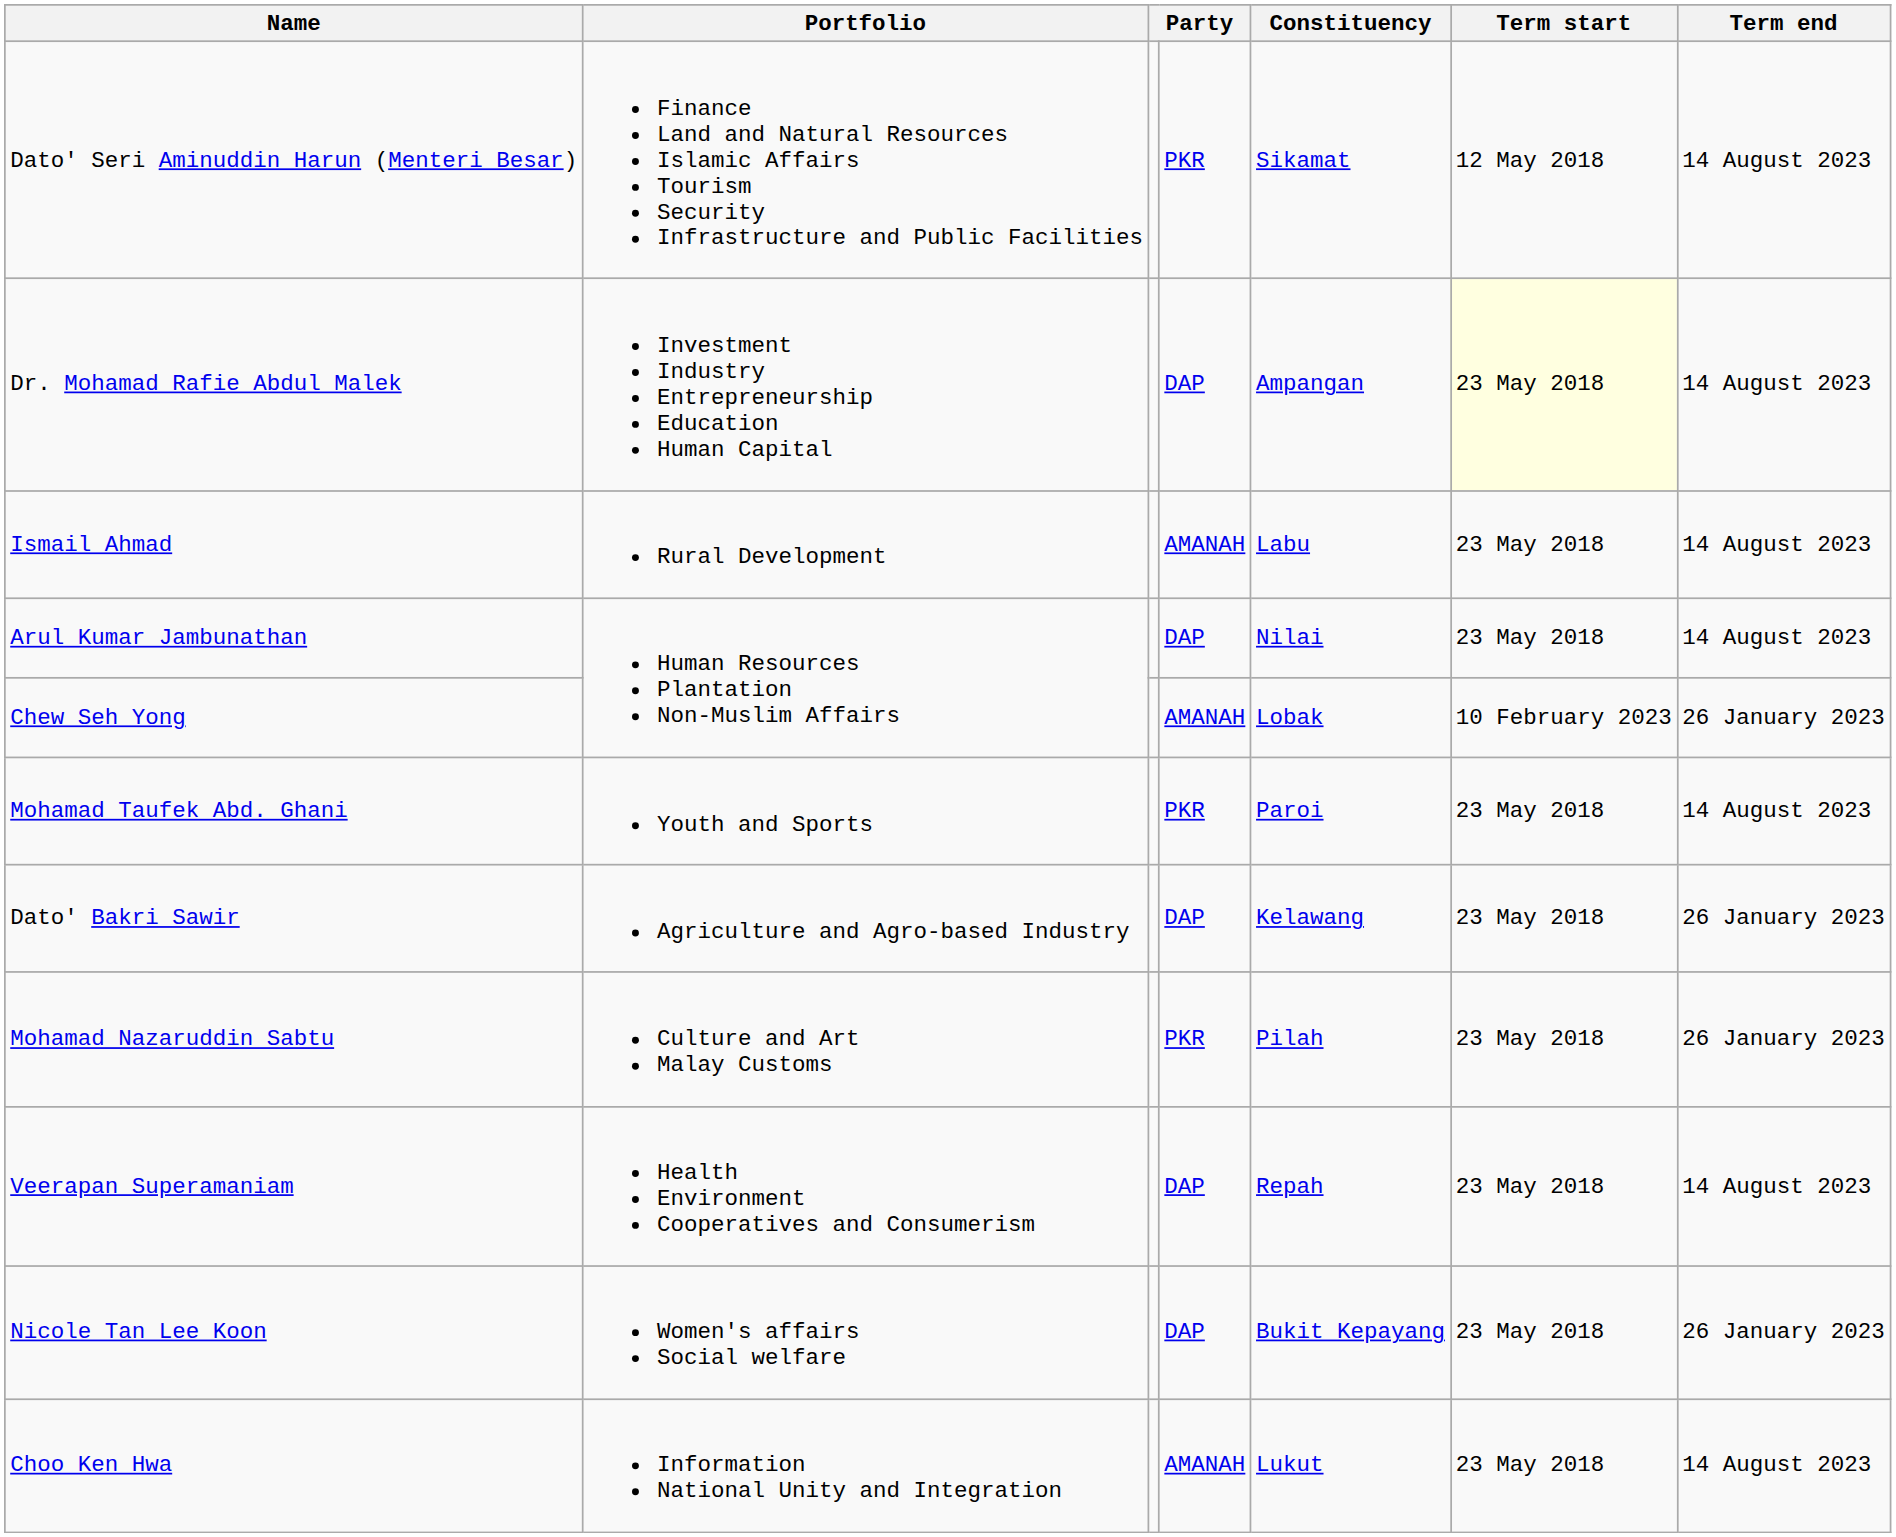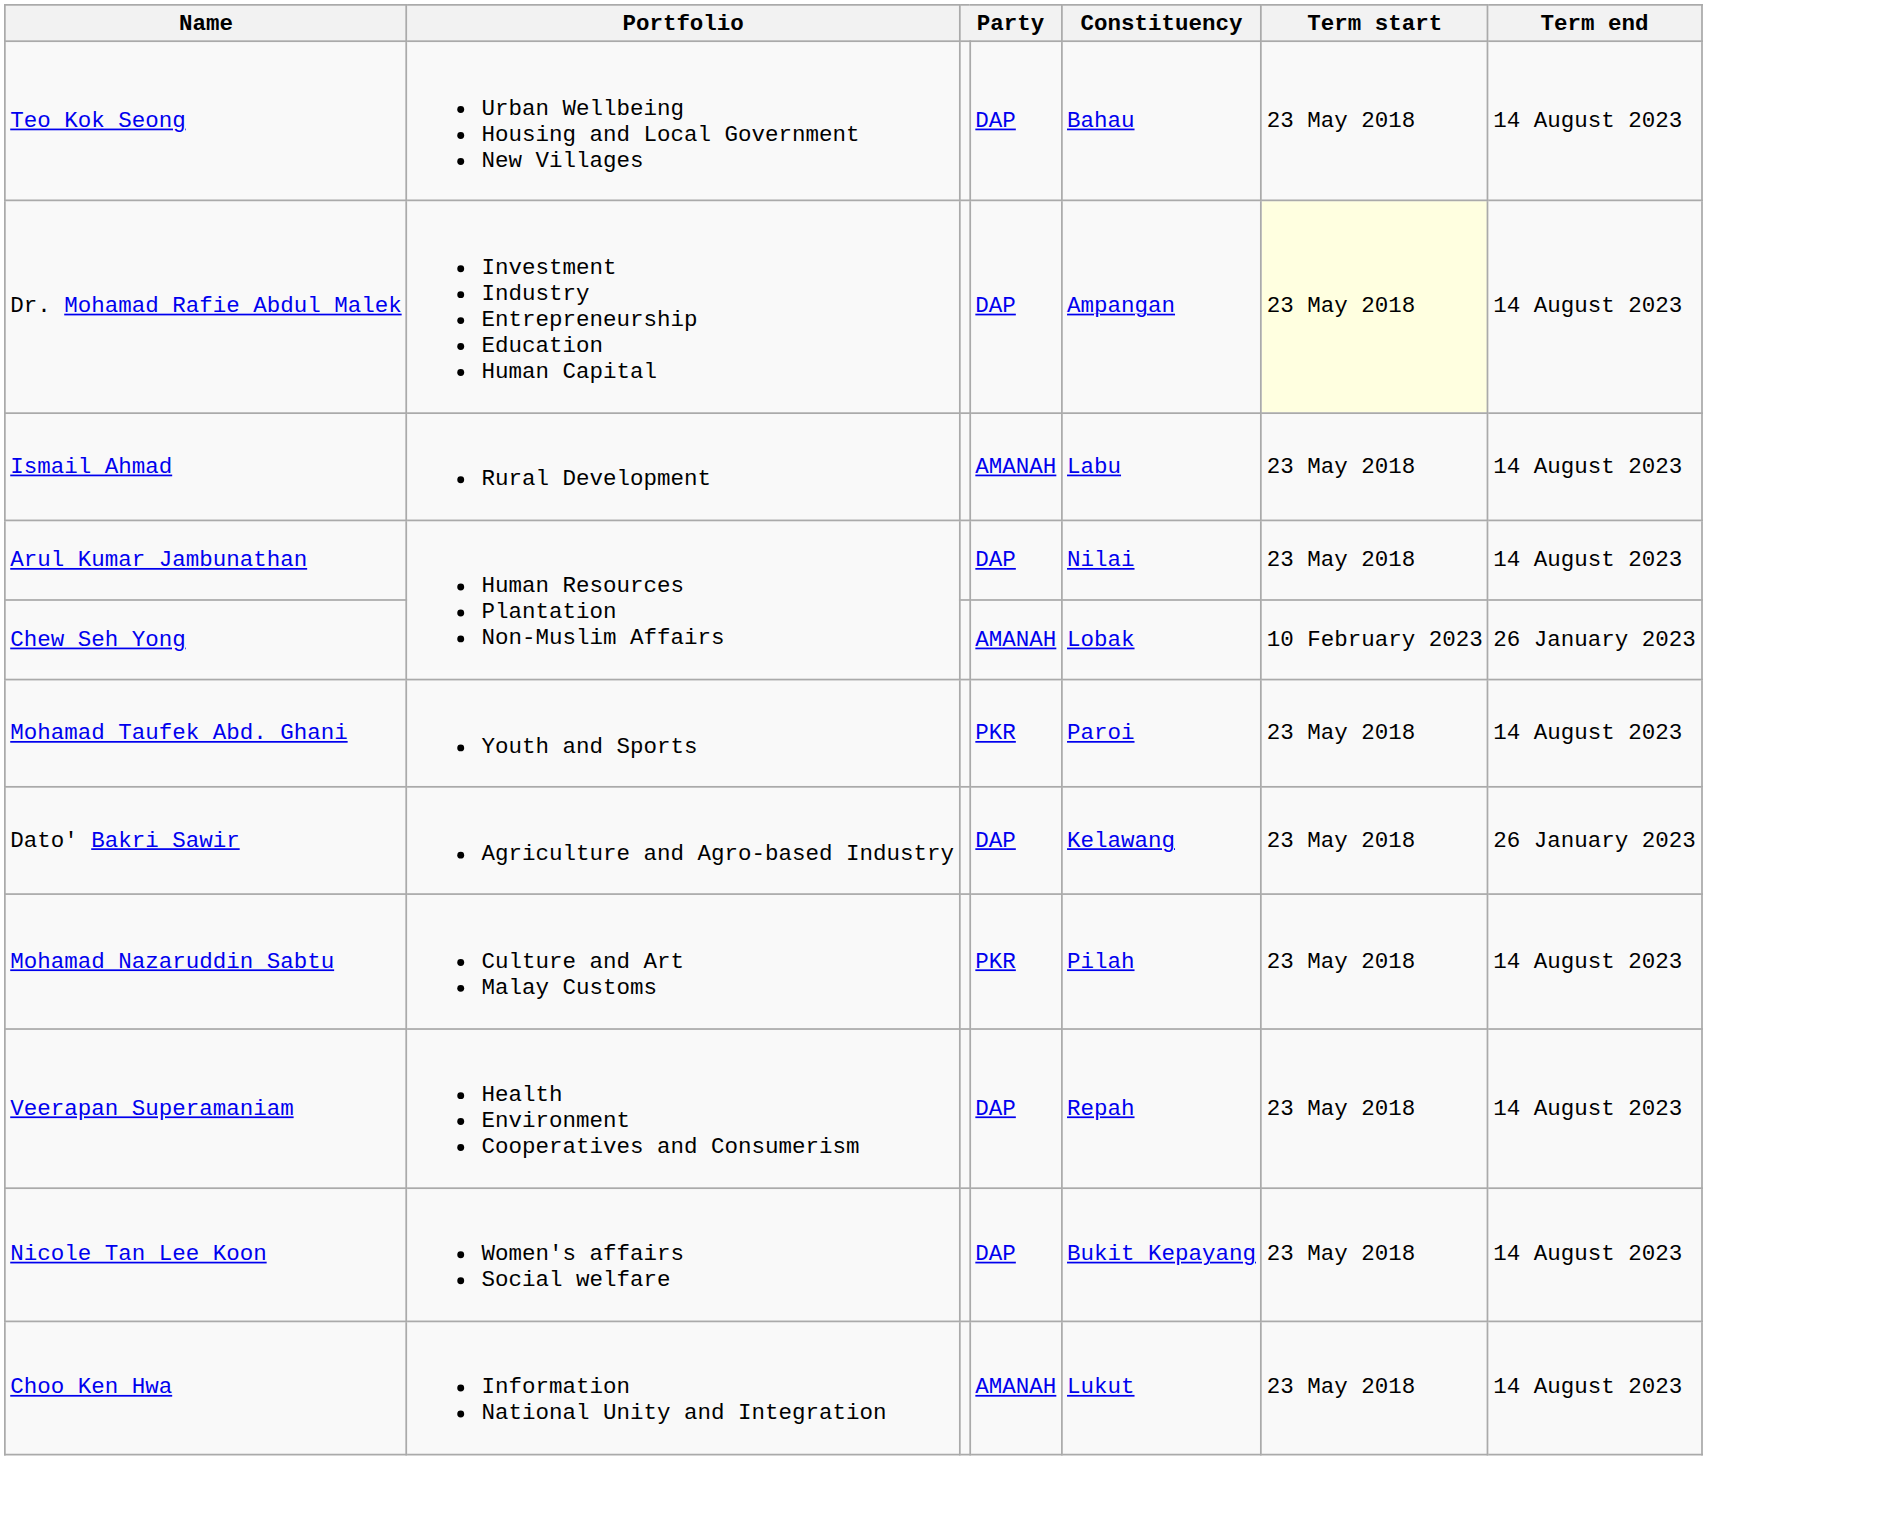- row: (294, 160)
+ row: (98, 121)
(1784, 1039) 26 January 2023 -> (1588, 961) 14 August 2023
(1784, 1332) 26 January 2023 -> (1588, 1254) 14 August 2023
